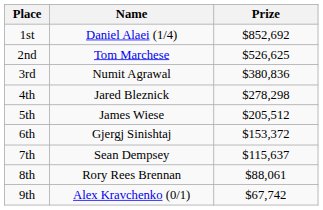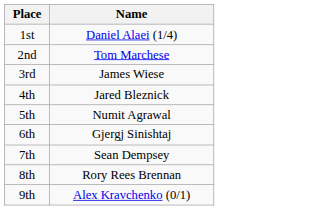- column: (266, 14)
(132, 74) Numit Agrawal -> (132, 74) James Wiese
(132, 114) James Wiese -> (132, 114) Numit Agrawal
